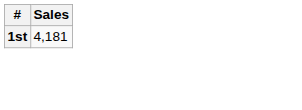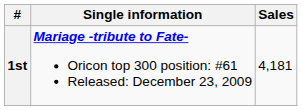+ column: (143, 15)
